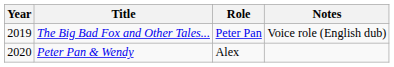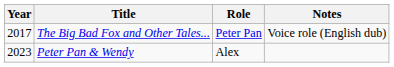(19, 33) 2019 -> (19, 33) 2017
(19, 52) 2020 -> (19, 52) 2023
